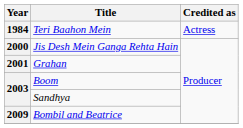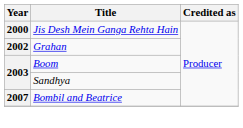- row: (72, 30)
(18, 64) 2001 -> (18, 47) 2002
(18, 115) 2009 -> (18, 98) 2007
